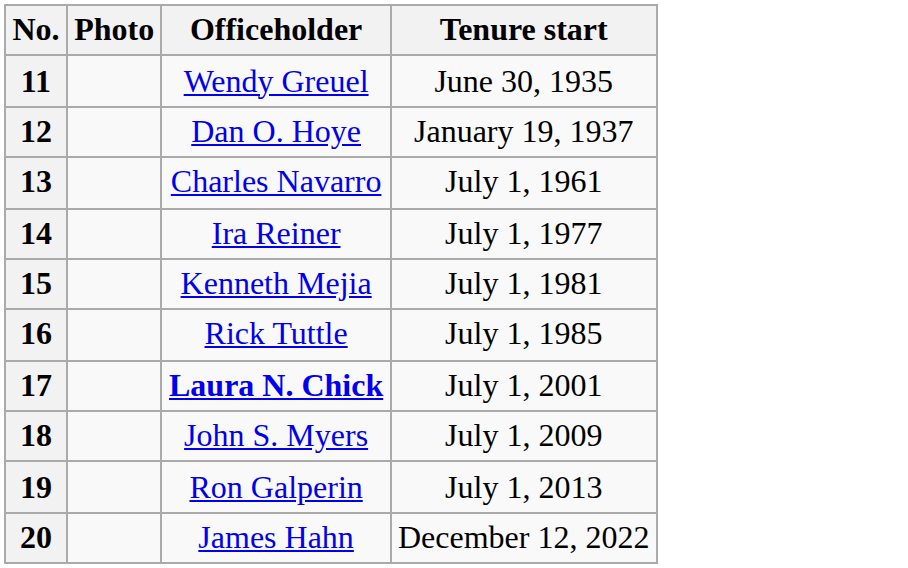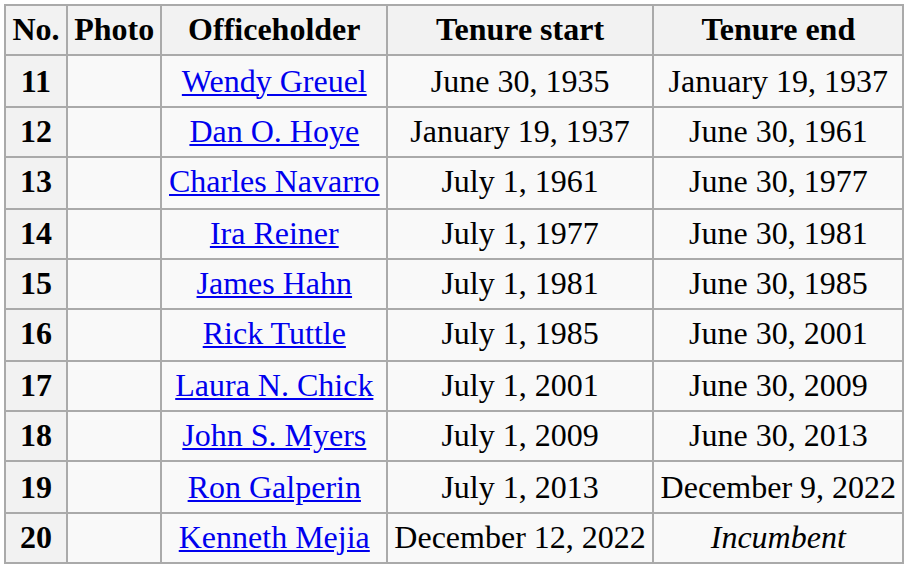+ column: (778, 29)
(276, 283) Kenneth Mejia -> (274, 283) James Hahn
(276, 385) bold -> (274, 385) normal
(276, 537) James Hahn -> (274, 537) Kenneth Mejia
